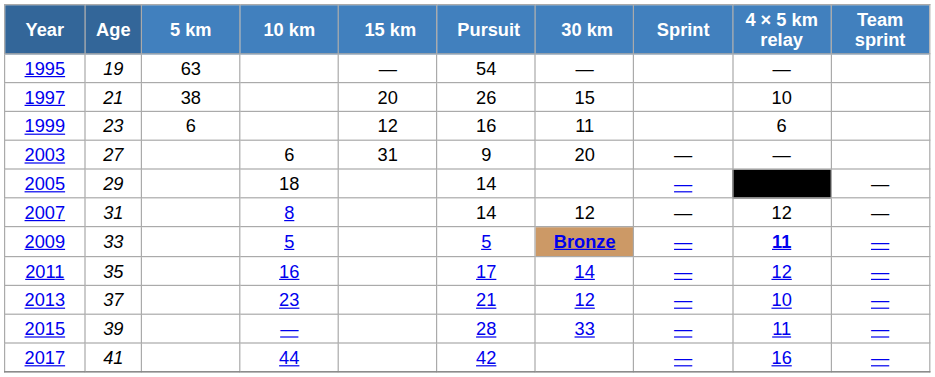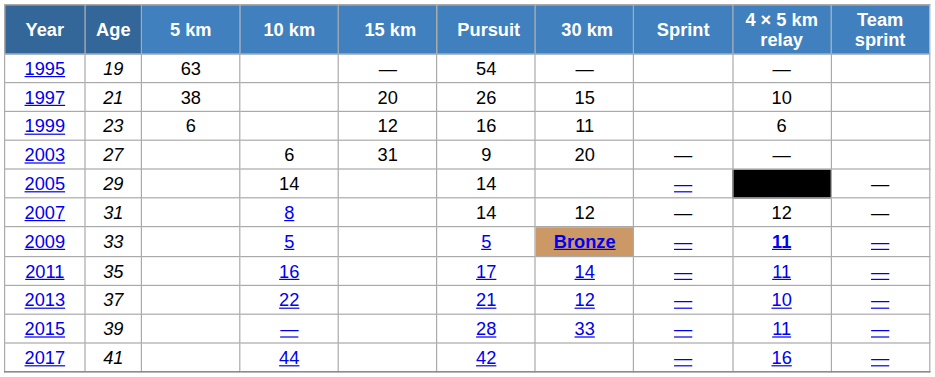(289, 184) 18 -> (289, 184) 14
(782, 271) 12 -> (782, 271) 11
(289, 300) 23 -> (289, 300) 22
